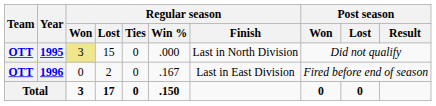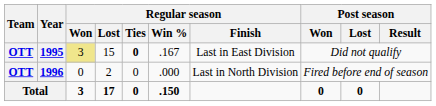(136, 52) normal -> (136, 52) bold
(169, 52) .000 -> (169, 52) .167
(245, 52) Last in North Division -> (245, 52) Last in East Division
(169, 72) .167 -> (169, 72) .000
(245, 72) Last in East Division -> (245, 72) Last in North Division
